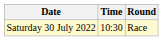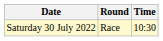columns swapped: (111, 12) <-> (142, 12)
